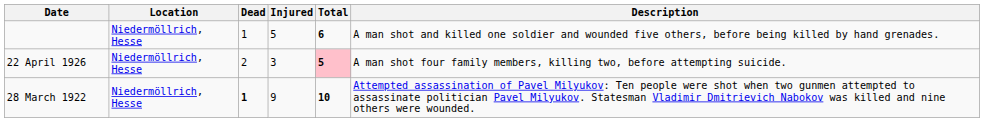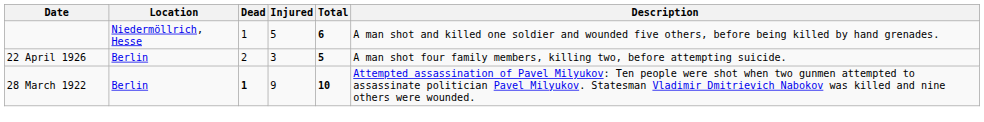(157, 63) Niedermöllrich, Hesse -> (130, 57) Berlin
(321, 63) pink background -> (321, 57) no background
(157, 97) Niedermöllrich, Hesse -> (130, 86) Berlin
